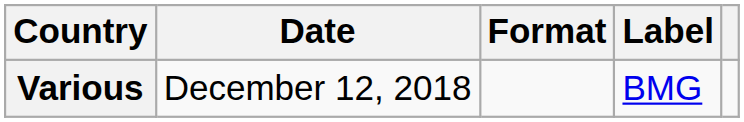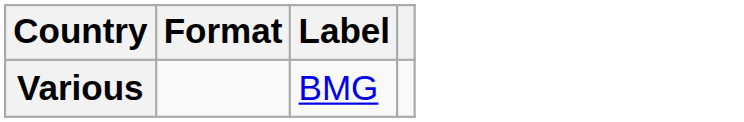- column: (318, 32)
